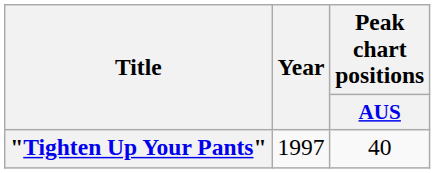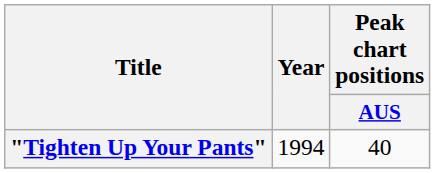(301, 148) 1997 -> (301, 148) 1994
